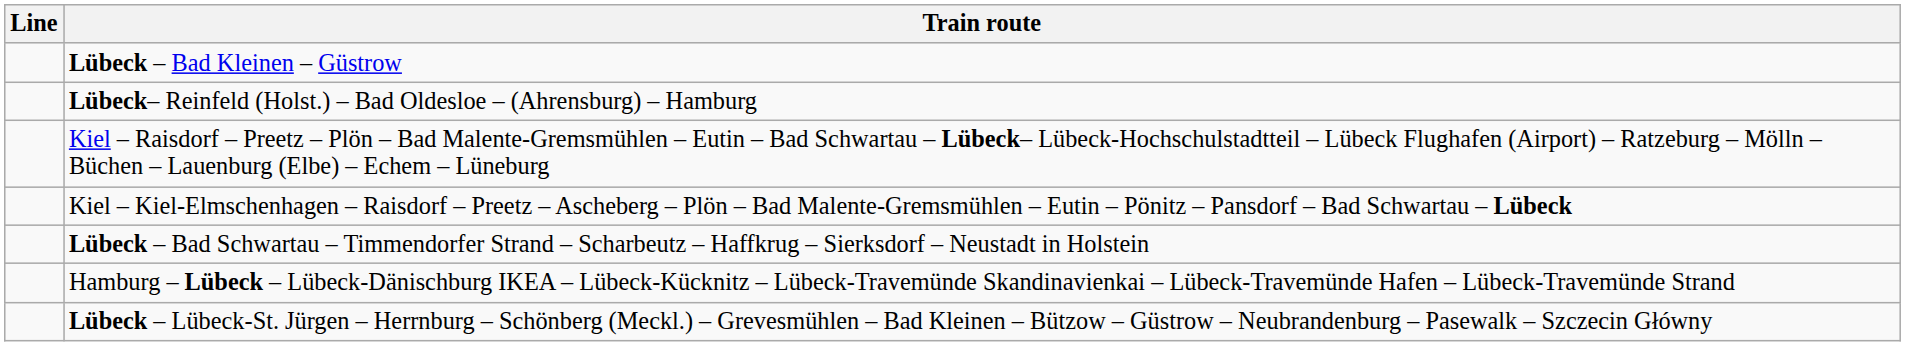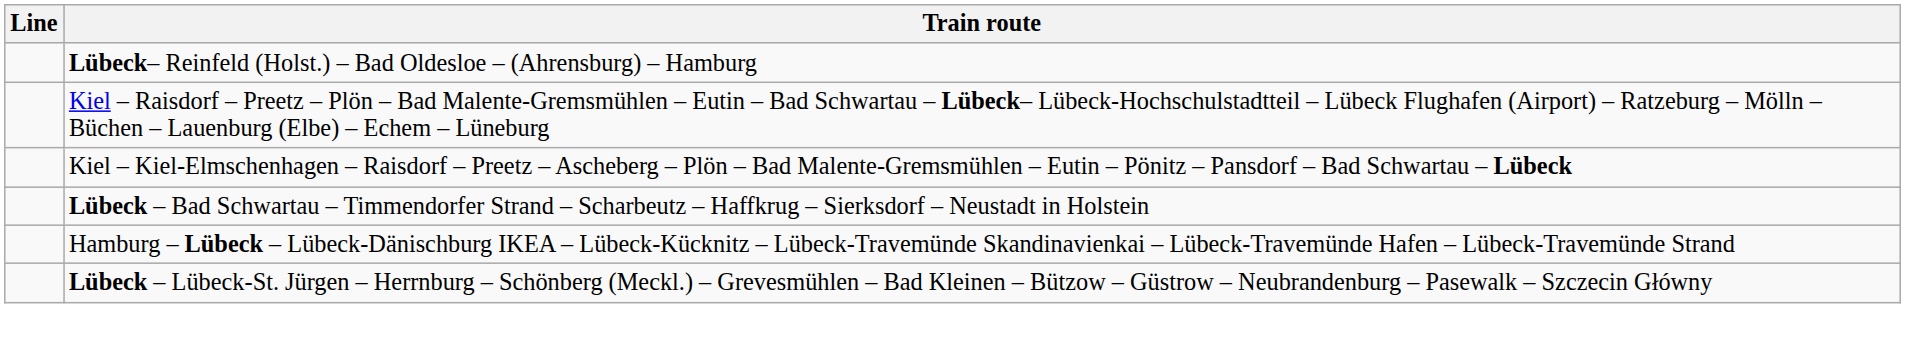- row: (235, 62)
